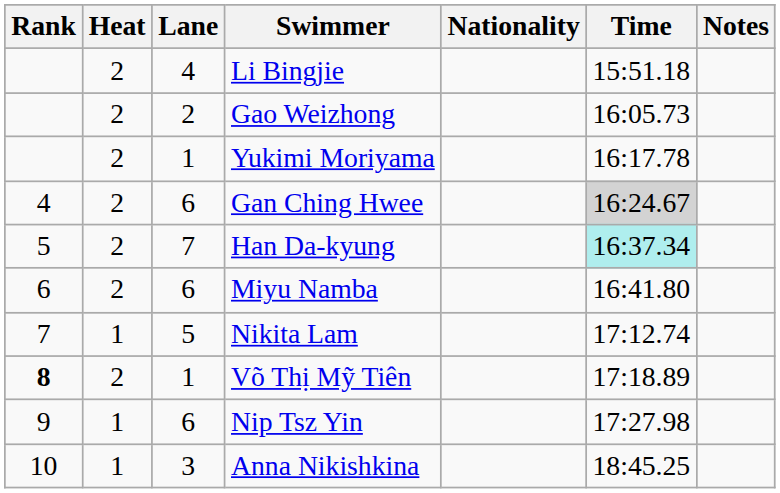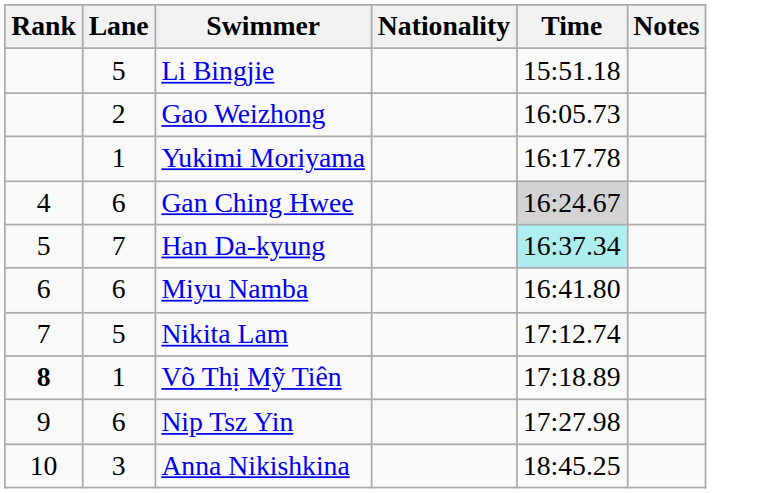- column: (117, 26)
(188, 70) 4 -> (119, 70) 5
